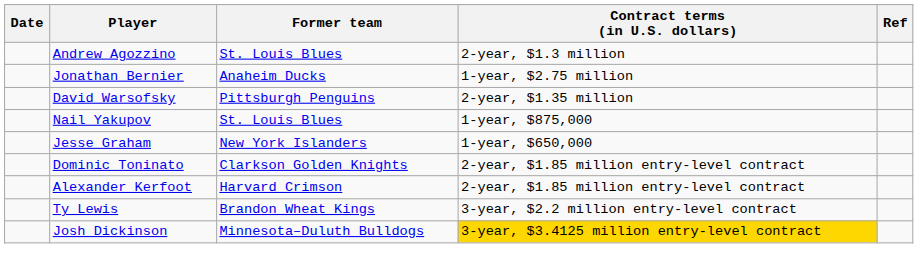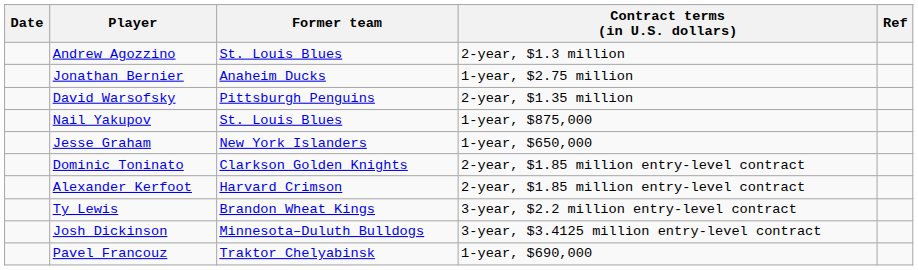(641, 232) gold background -> (641, 232) no background
+ row: (110, 254)
